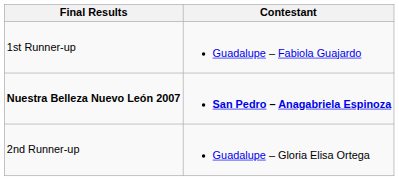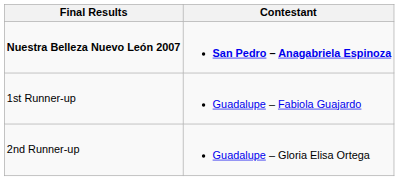rows swapped: (94, 98) <-> (41, 47)
